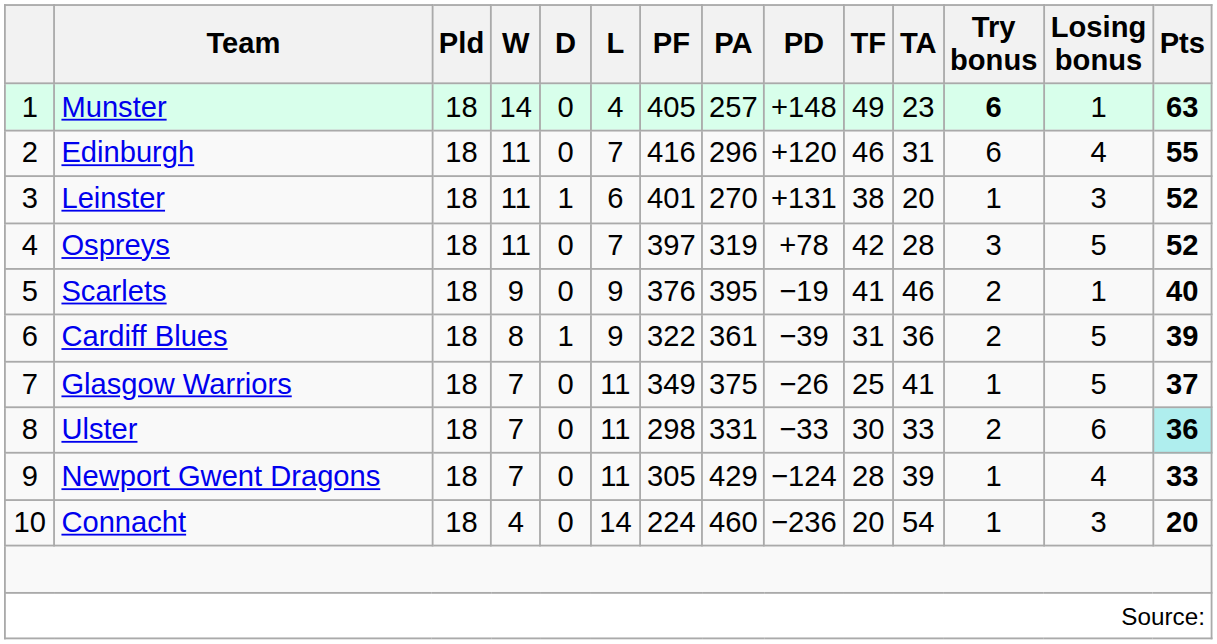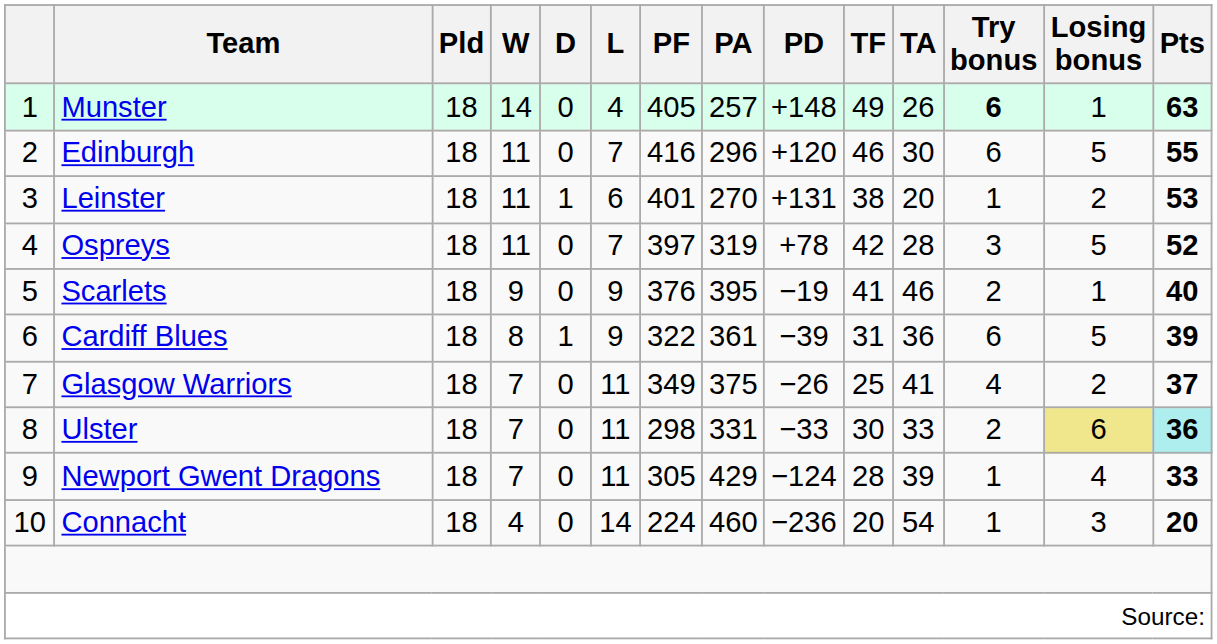(918, 106) 23 -> (918, 106) 26
(918, 152) 31 -> (918, 152) 30
(1099, 152) 4 -> (1099, 152) 5
(1099, 199) 3 -> (1099, 199) 2
(1182, 199) 52 -> (1182, 199) 53
(994, 337) 2 -> (994, 337) 6
(994, 383) 1 -> (994, 383) 4
(1099, 383) 5 -> (1099, 383) 2
(1099, 429) no background -> (1099, 429) khaki background
